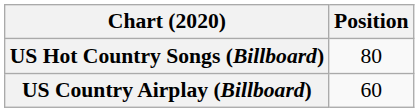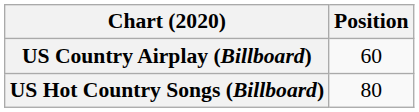rows swapped: (167, 90) <-> (167, 55)
